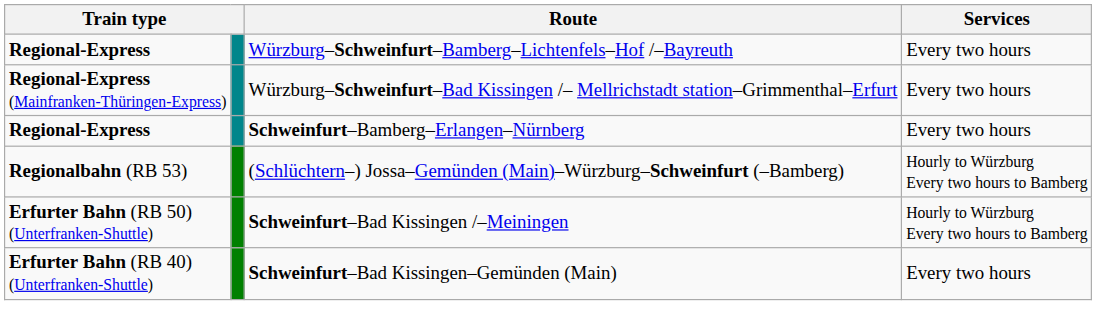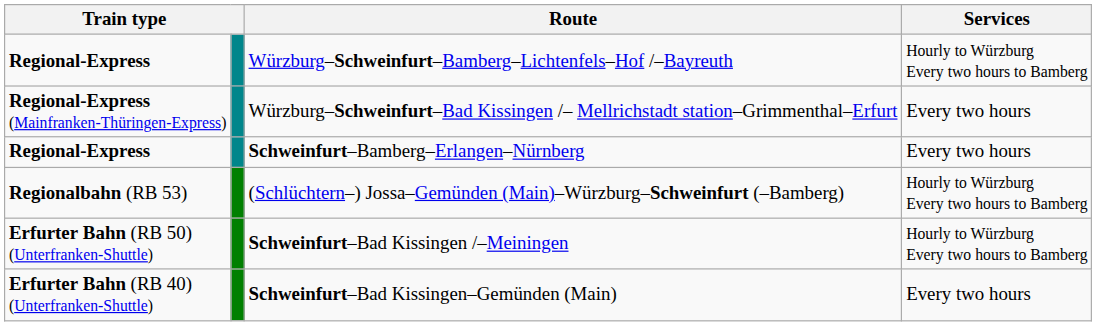(969, 49) Every two hours -> (997, 61) Hourly to Würzburg Every two hours to Bamberg
